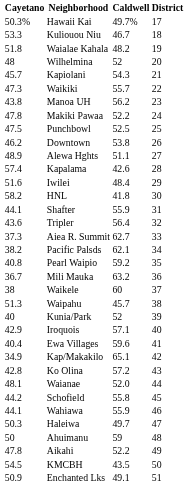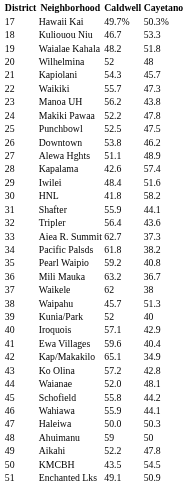columns swapped: (167, 8) <-> (25, 8)
(121, 250) 62.1 -> (113, 250) 61.8
(117, 290) 60 -> (109, 290) 62
(121, 424) 49.7 -> (113, 424) 50.0
